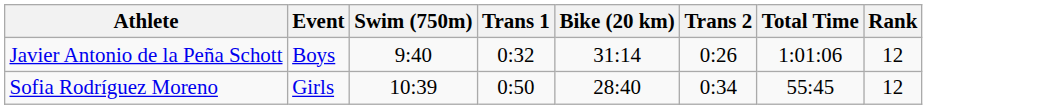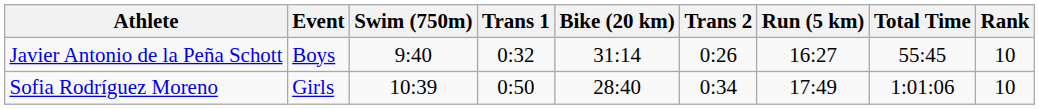+ column: (813, 21)
(810, 54) 1:01:06 -> (922, 54) 55:45
(893, 54) 12 -> (1005, 54) 10
(810, 87) 55:45 -> (922, 87) 1:01:06
(893, 87) 12 -> (1005, 87) 10
